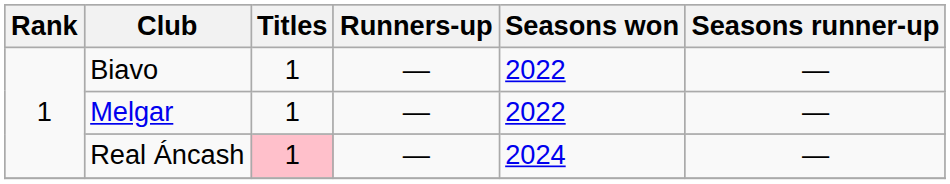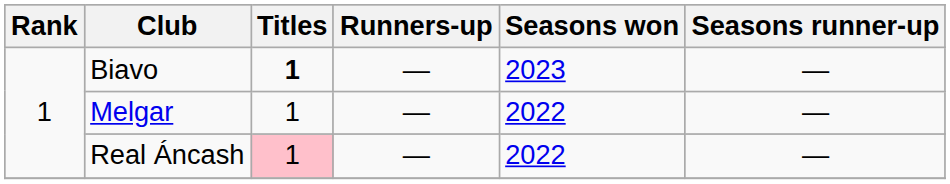(292, 69) normal -> (292, 69) bold
(535, 69) 2022 -> (535, 69) 2023
(535, 155) 2024 -> (535, 155) 2022
